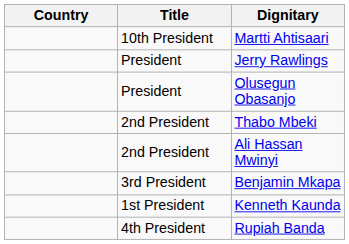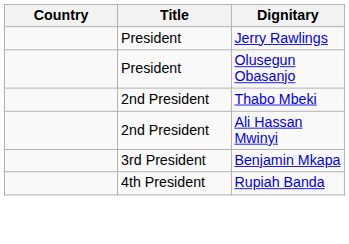- row: (282, 38)
- row: (288, 205)
